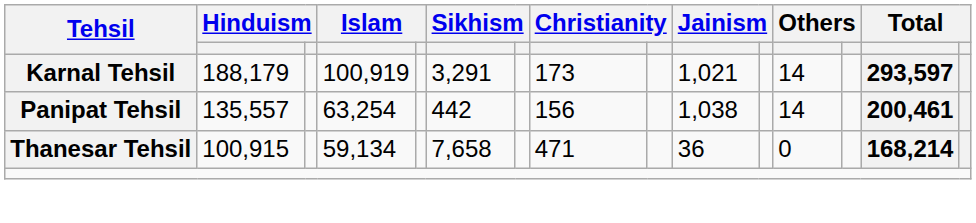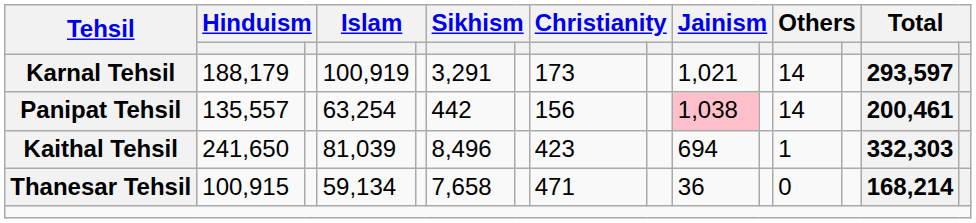(708, 110) no background -> (708, 110) pink background
+ row: (101, 148)
